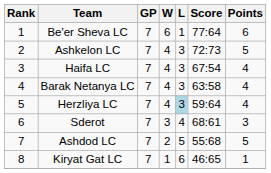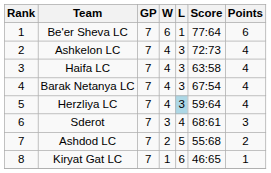(245, 50) 5 -> (245, 50) 4
(206, 68) 67:54 -> (206, 68) 63:58
(206, 86) 63:58 -> (206, 86) 67:54
(245, 141) 5 -> (245, 141) 2
